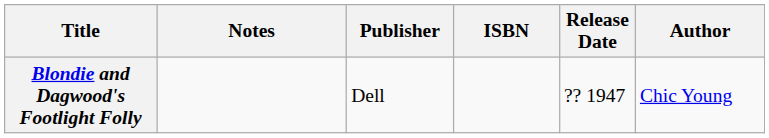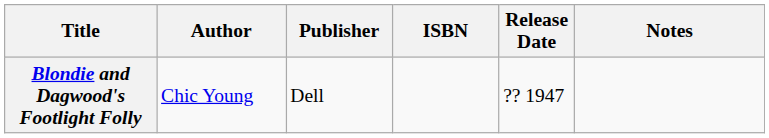columns swapped: (700, 30) <-> (252, 30)
